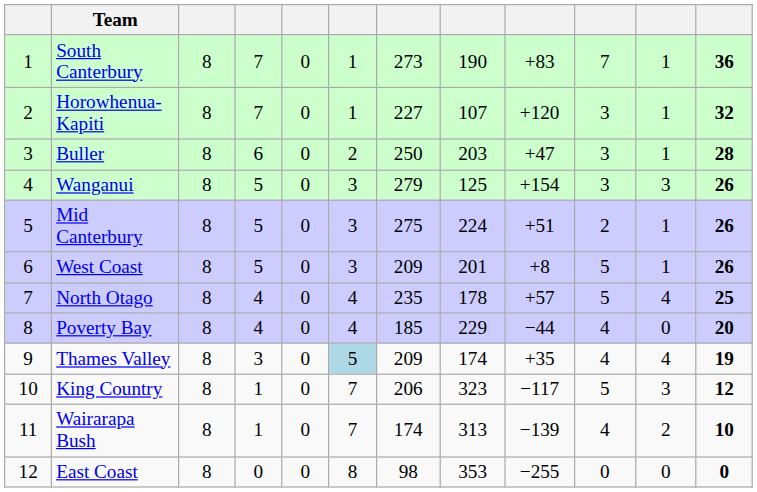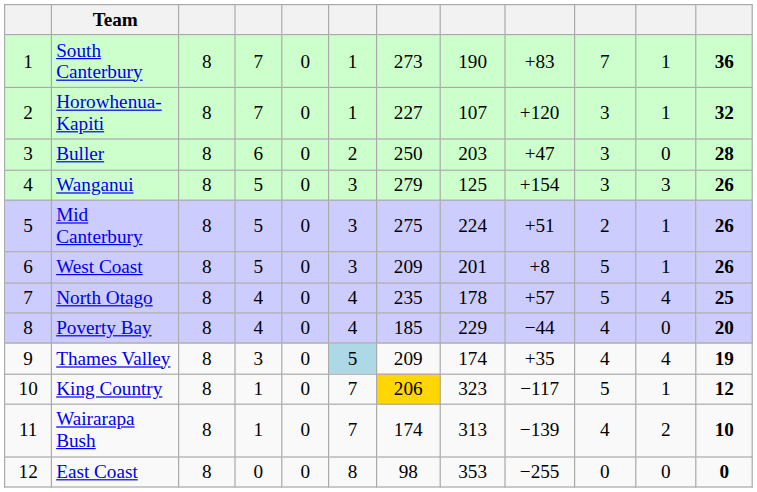(666, 154) 1 -> (666, 154) 0
(408, 389) no background -> (408, 389) gold background
(666, 389) 3 -> (666, 389) 1
